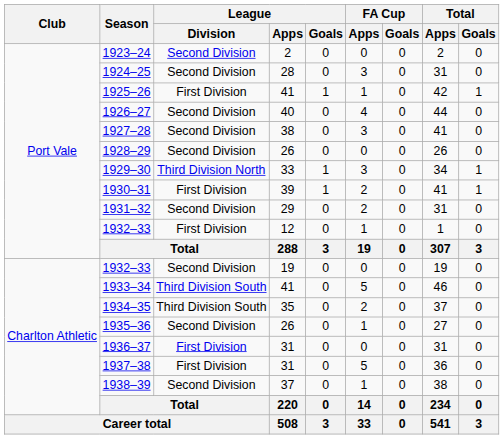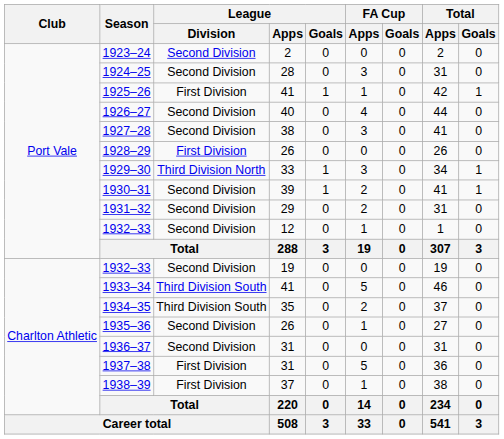(211, 151) Second Division -> (211, 151) First Division
(211, 190) First Division -> (211, 190) Second Division
(211, 229) First Division -> (211, 229) Second Division
(211, 346) First Division -> (211, 346) Second Division
(211, 385) Second Division -> (211, 385) First Division
